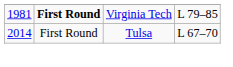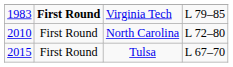(19, 14) 1981 -> (19, 14) 1983
+ row: (143, 33)
(19, 33) 2014 -> (19, 52) 2015
